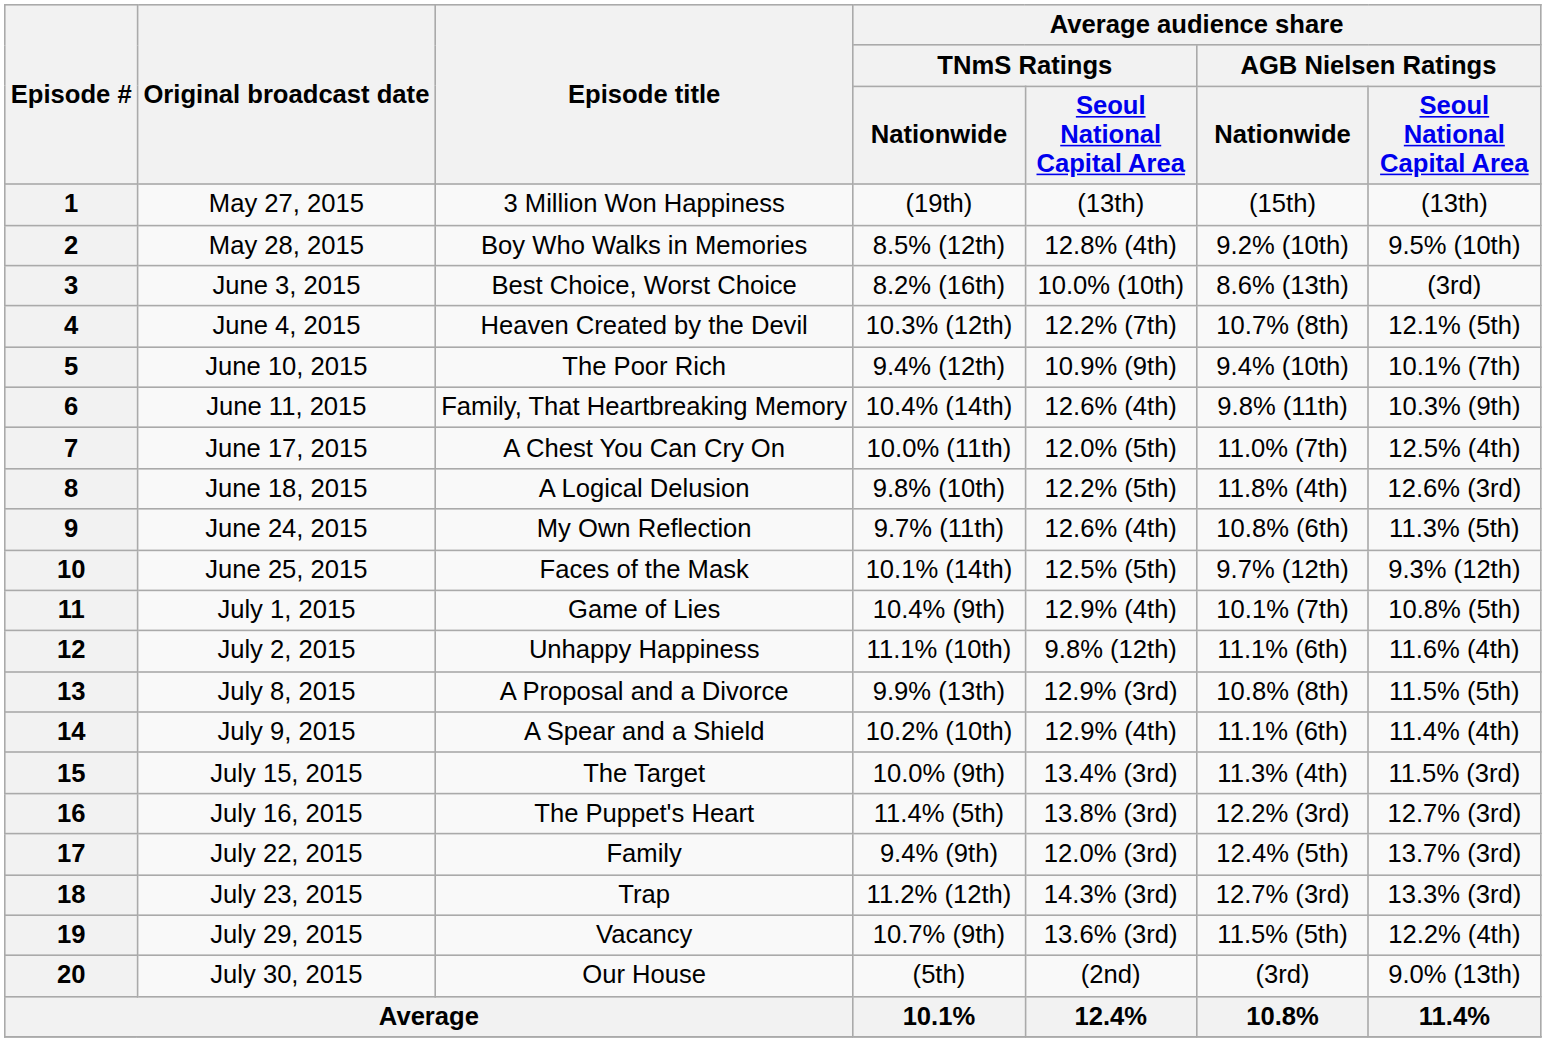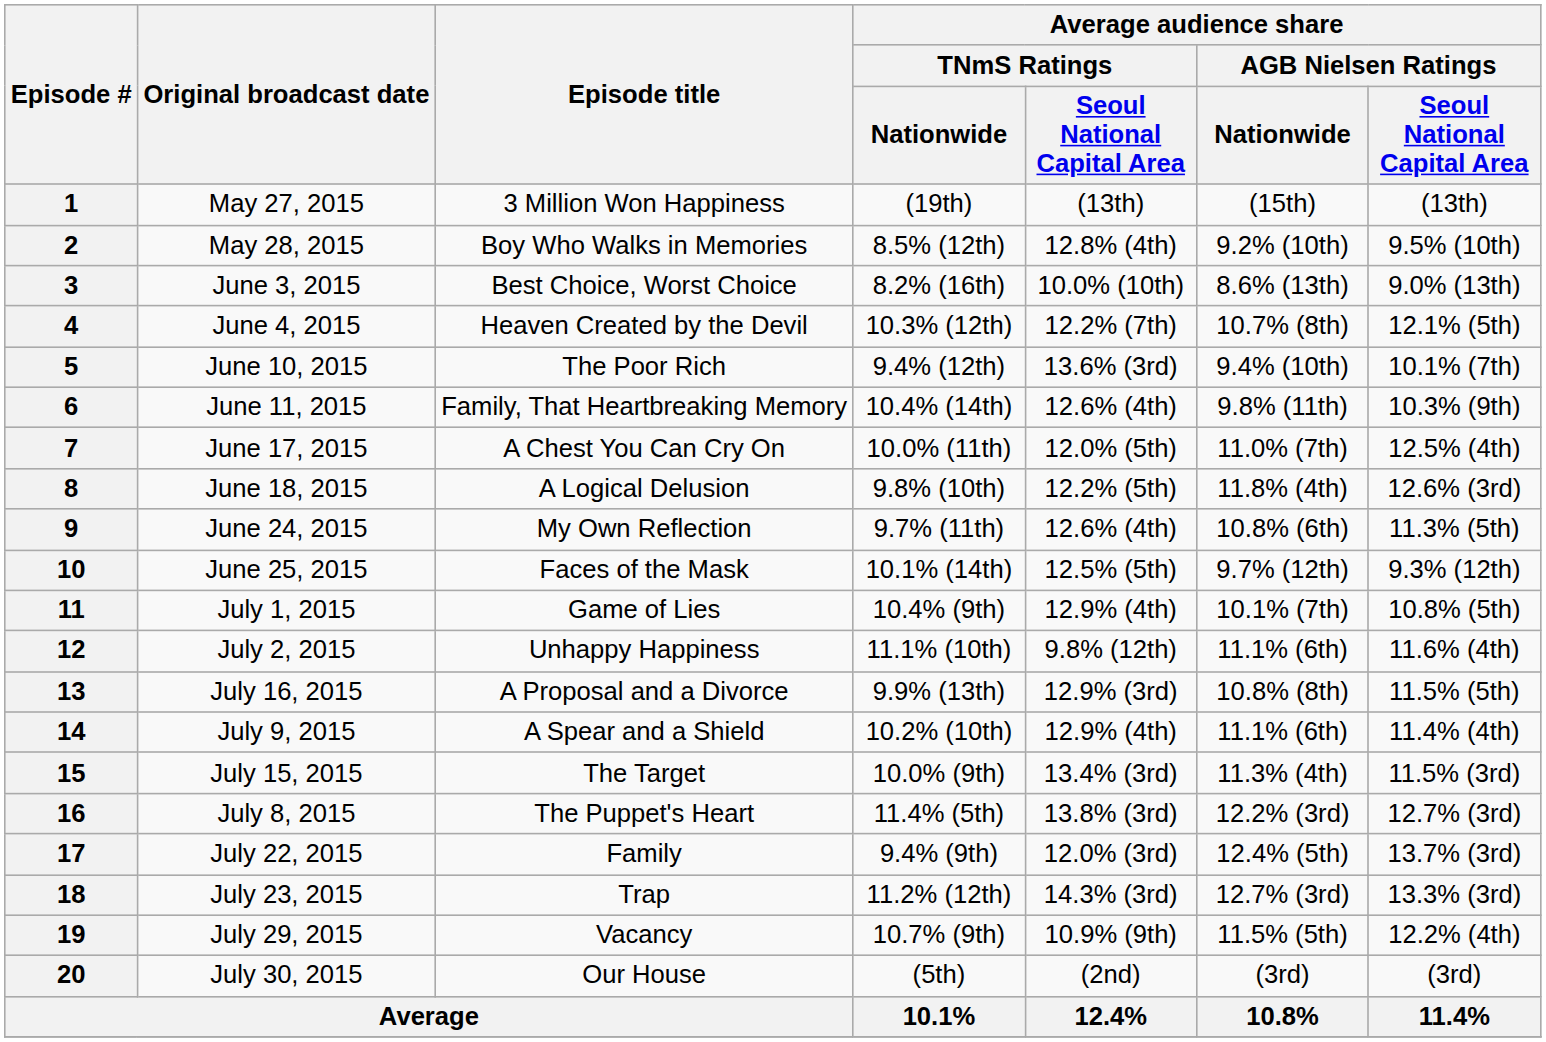(1454, 285) (3rd) -> (1454, 285) 9.0% (13th)
(1111, 366) 10.9% (9th) -> (1111, 366) 13.6% (3rd)
(286, 691) July 8, 2015 -> (286, 691) July 16, 2015
(286, 813) July 16, 2015 -> (286, 813) July 8, 2015
(1111, 935) 13.6% (3rd) -> (1111, 935) 10.9% (9th)
(1454, 975) 9.0% (13th) -> (1454, 975) (3rd)
